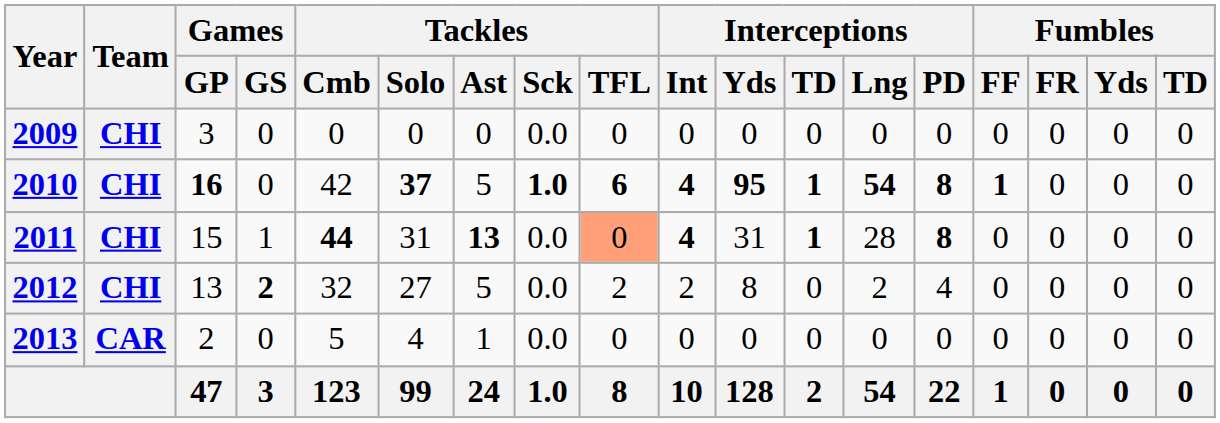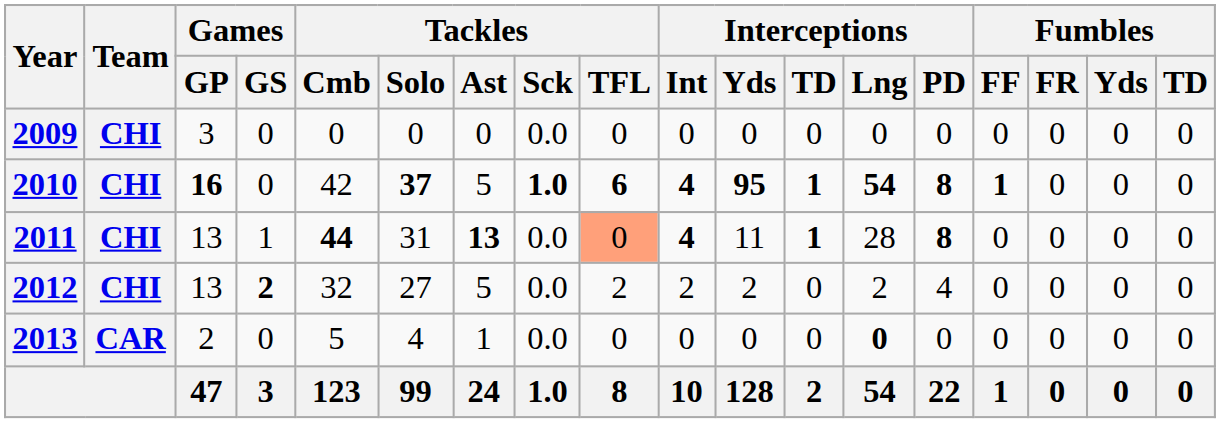(206, 236) 15 -> (206, 236) 13
(749, 236) 31 -> (749, 236) 11
(749, 287) 8 -> (749, 287) 2
(880, 339) normal -> (880, 339) bold
